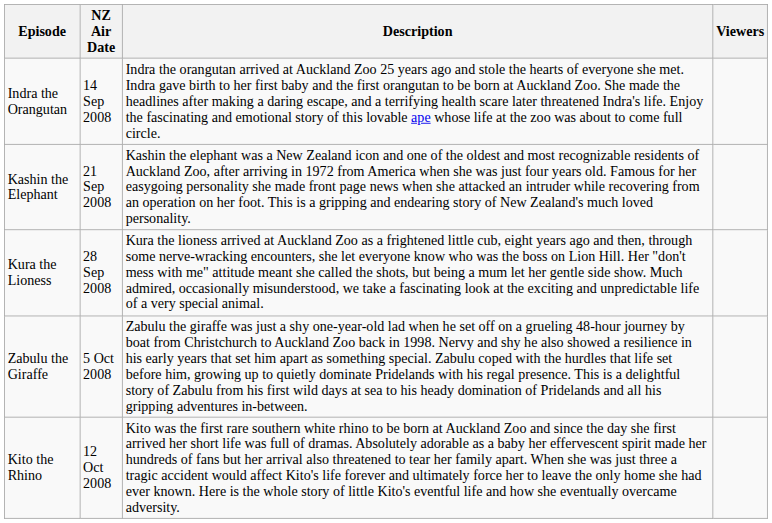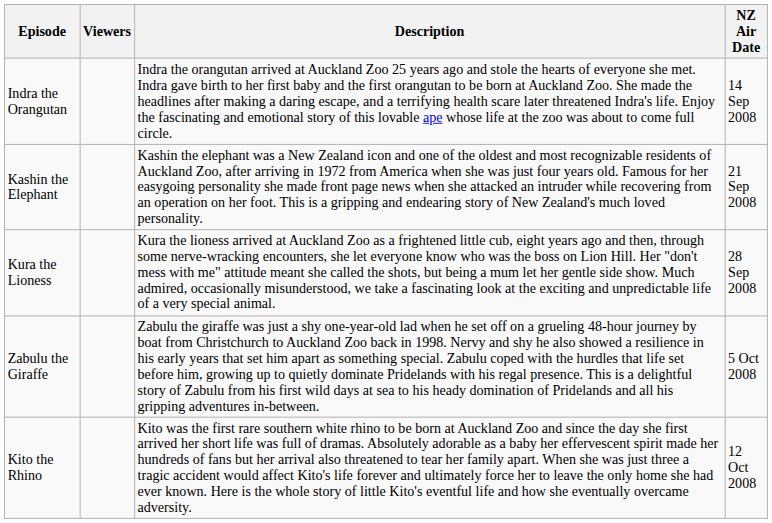columns swapped: (101, 31) <-> (740, 31)
